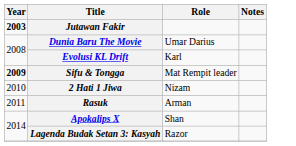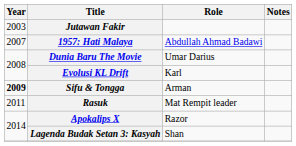(16, 27) bold -> (16, 27) normal
+ row: (95, 42)
(201, 73) Mat Rempit leader -> (178, 88) Arman
- row: (95, 88)
(178, 103) Arman -> (201, 103) Mat Rempit leader
(174, 118) Shan -> (176, 118) Razor
(176, 133) Razor -> (174, 133) Shan
